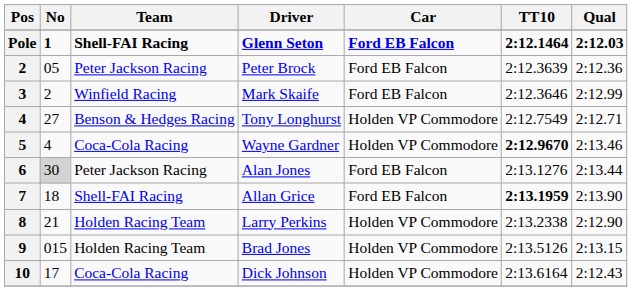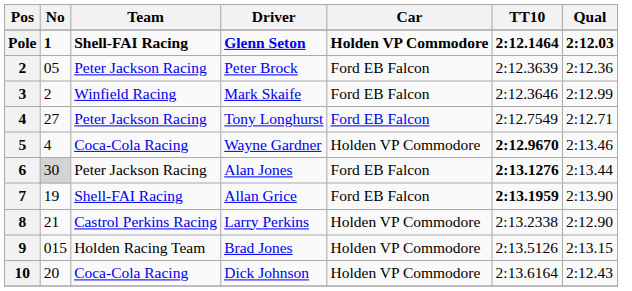(401, 43) Ford EB Falcon -> (409, 43) Holden VP Commodore
(154, 119) Benson & Hedges Racing -> (140, 119) Peter Jackson Racing
(423, 119) Holden VP Commodore -> (380, 119) Ford EB Falcon
(536, 170) normal -> (527, 170) bold
(51, 196) 18 -> (51, 196) 19
(140, 221) Holden Racing Team -> (146, 221) Castrol Perkins Racing
(51, 273) 17 -> (51, 273) 20
